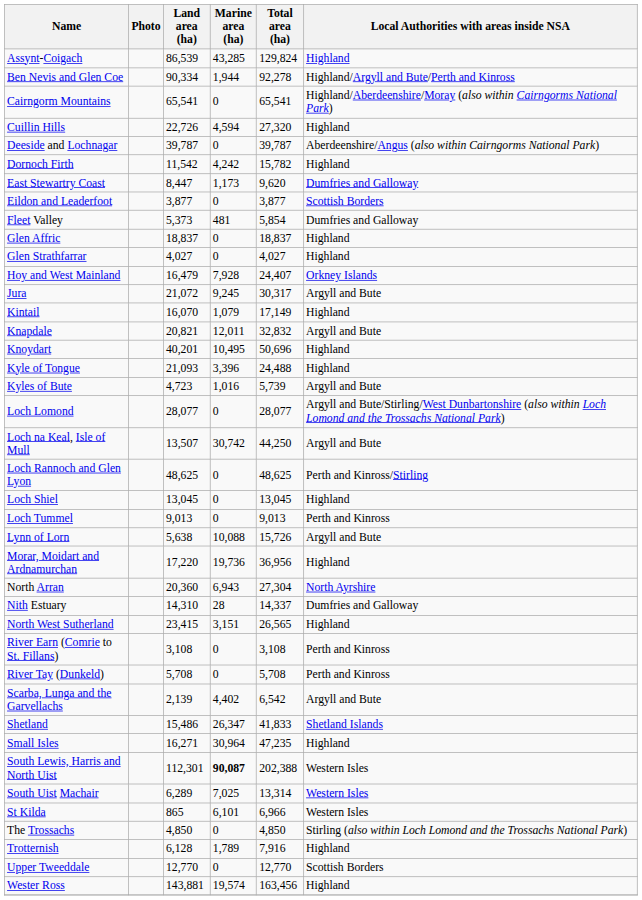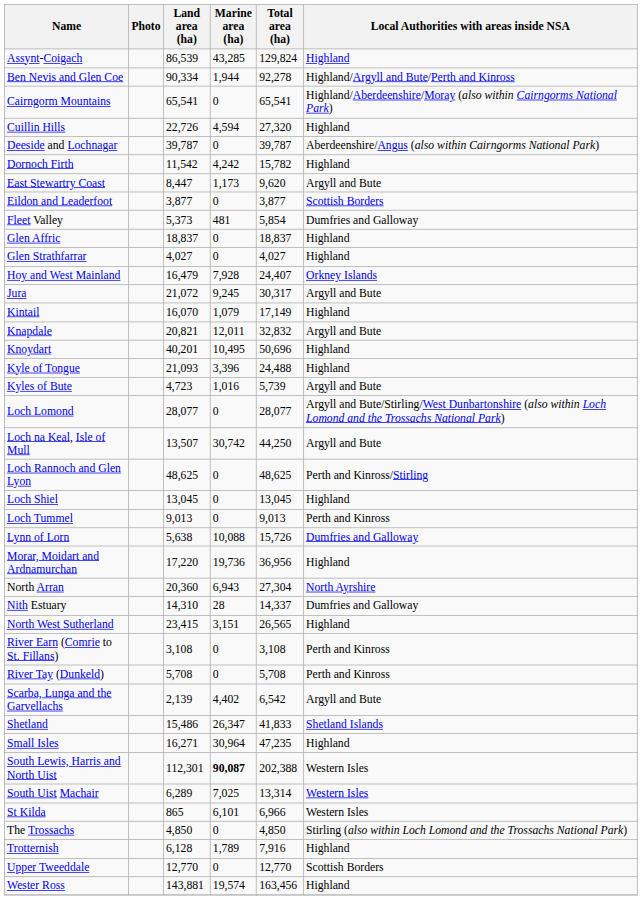(362, 182) Dumfries and Galloway -> (344, 182) Argyll and Bute
(344, 537) Argyll and Bute -> (362, 537) Dumfries and Galloway
